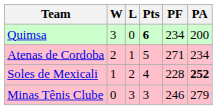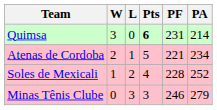(175, 34) 234 -> (175, 34) 231
(200, 34) 200 -> (200, 34) 214
(175, 54) 271 -> (175, 54) 221
(200, 74) bold -> (200, 74) normal
